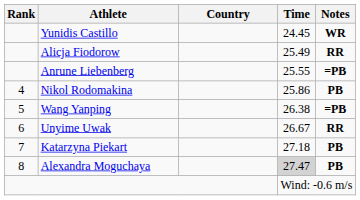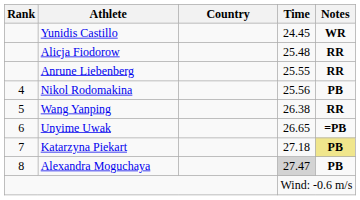(297, 52) 25.49 -> (297, 52) 25.48
(335, 71) =PB -> (335, 71) RR
(297, 90) 25.86 -> (297, 90) 25.56
(335, 109) =PB -> (335, 109) RR
(297, 128) 26.67 -> (297, 128) 26.65
(335, 128) RR -> (335, 128) =PB
(335, 147) no background -> (335, 147) khaki background
